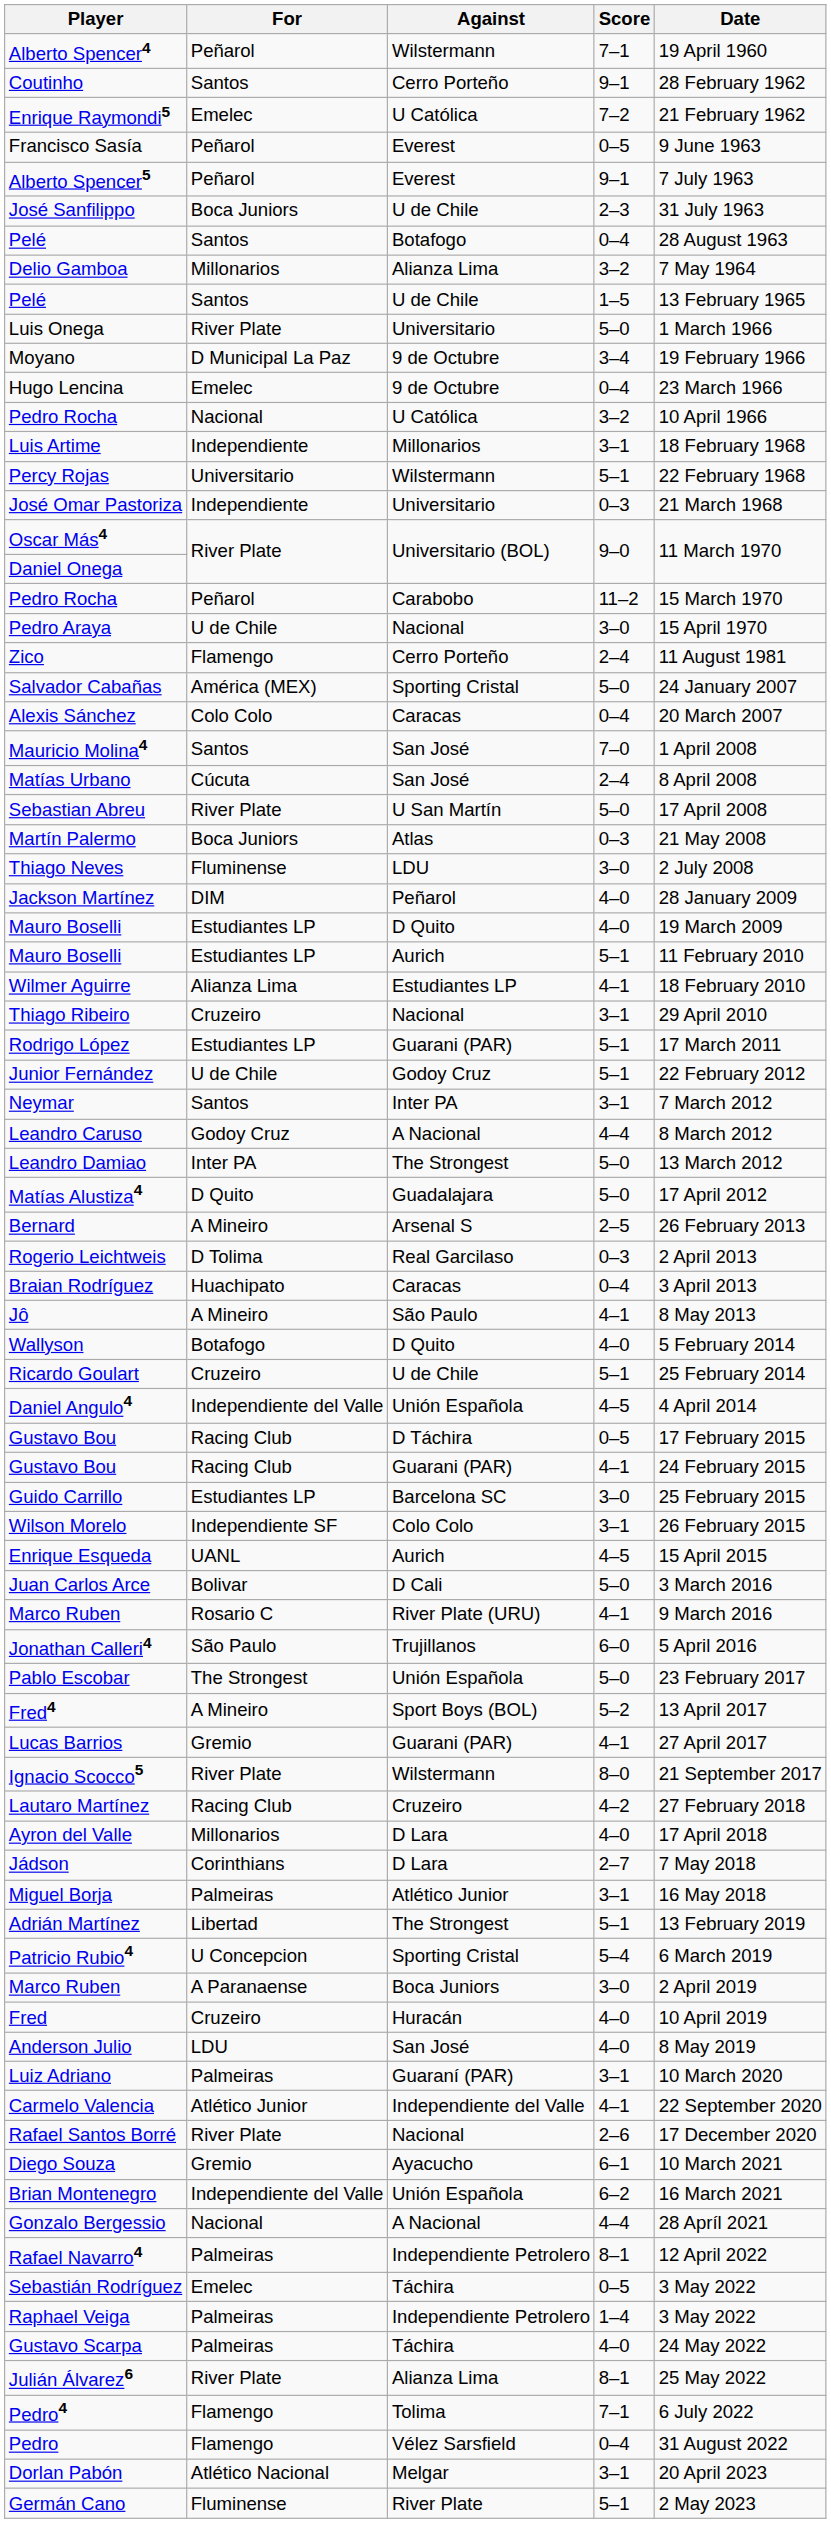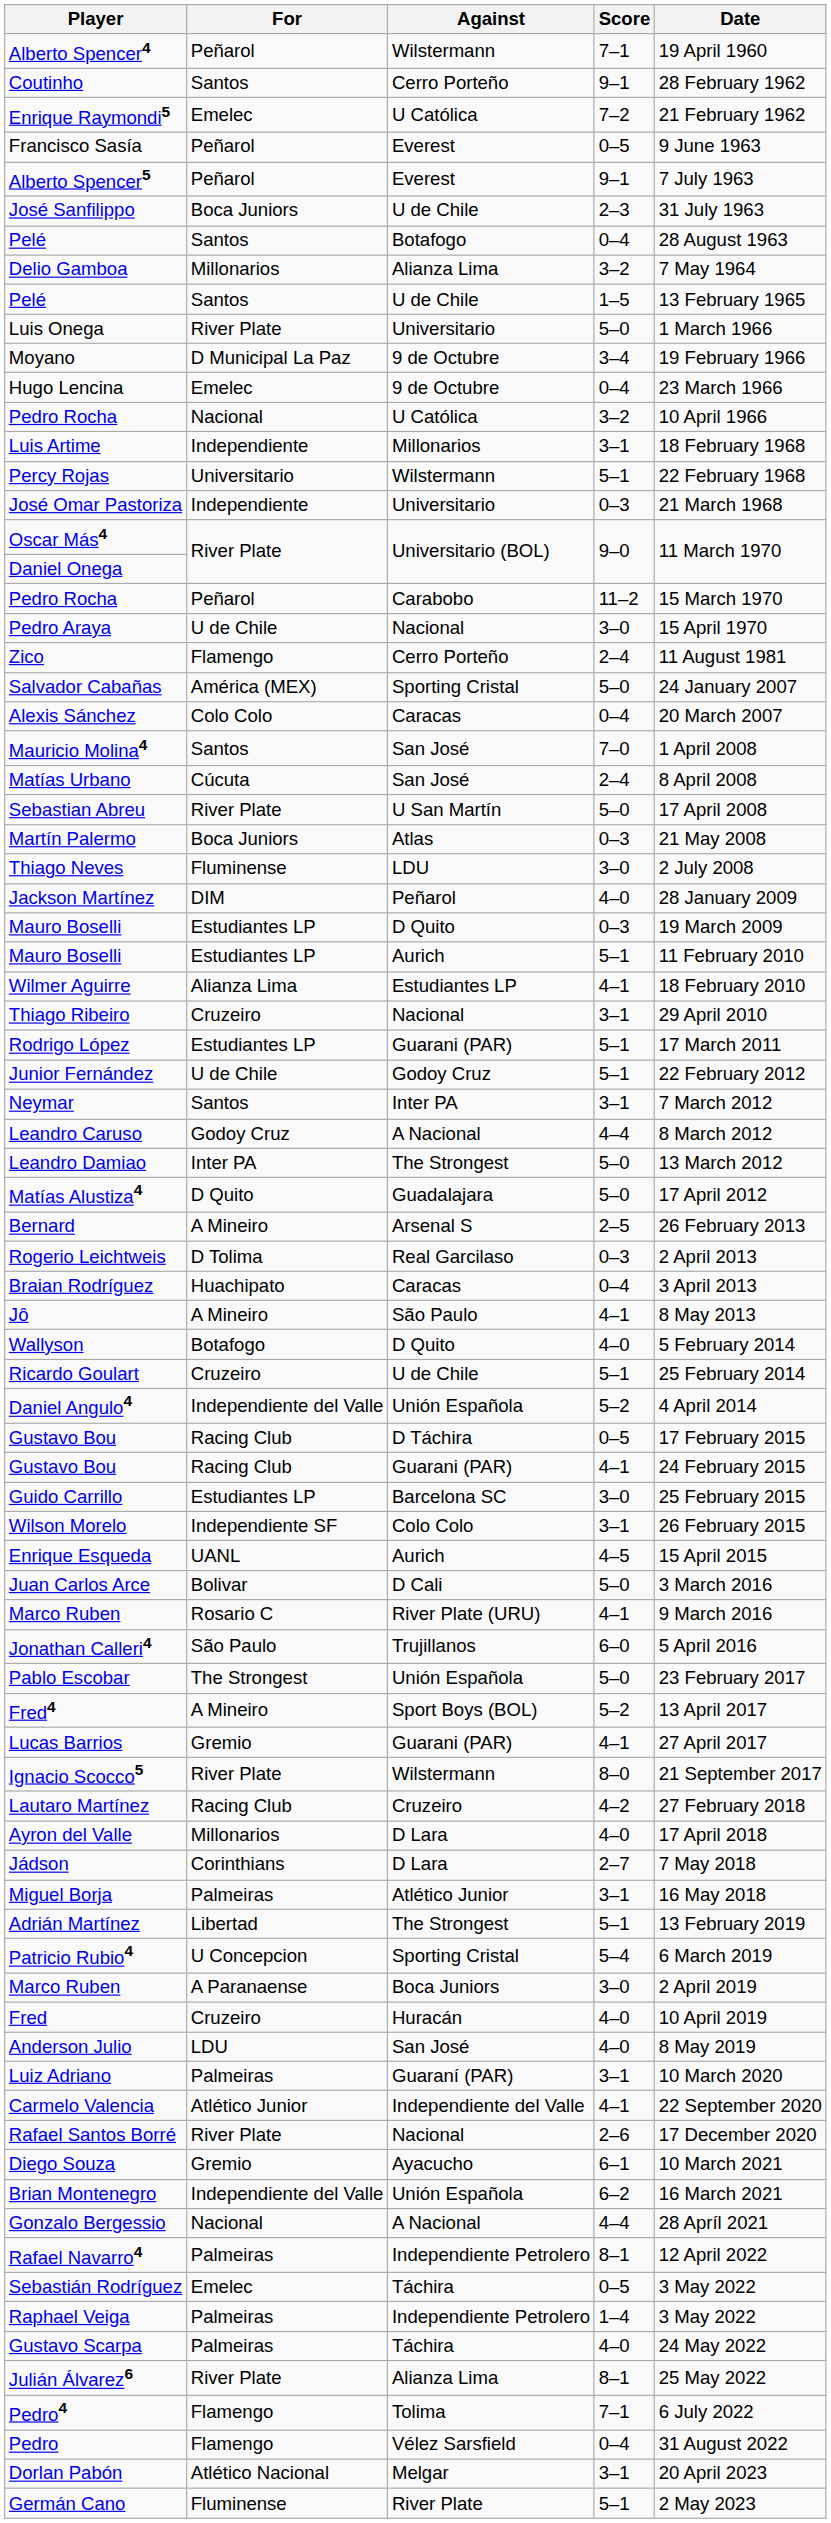(614, 927) 4–0 -> (614, 927) 0–3
(614, 1405) 4–5 -> (614, 1405) 5–2
